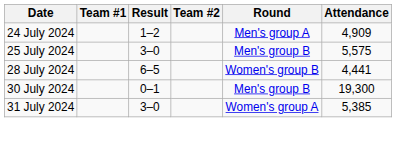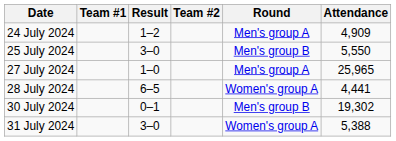(357, 51) 5,575 -> (356, 51) 5,550
+ row: (41, 70)
(272, 70) Women's group B -> (272, 88) Women's group A
(357, 88) 19,300 -> (356, 107) 19,302
(357, 107) 5,385 -> (356, 126) 5,388
